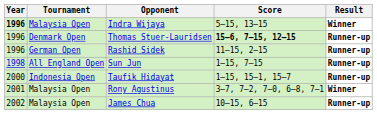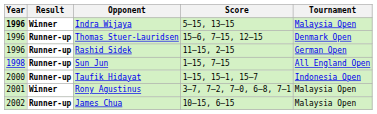columns swapped: (67, 11) <-> (349, 11)
(256, 37) bold -> (223, 37) normal
